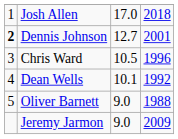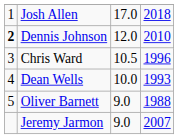(125, 36) 12.7 -> (125, 36) 12.0
(157, 36) 2001 -> (157, 36) 2010
(125, 79) 10.1 -> (125, 79) 10.0
(157, 79) 1992 -> (157, 79) 1993
(157, 123) 2009 -> (157, 123) 2007
